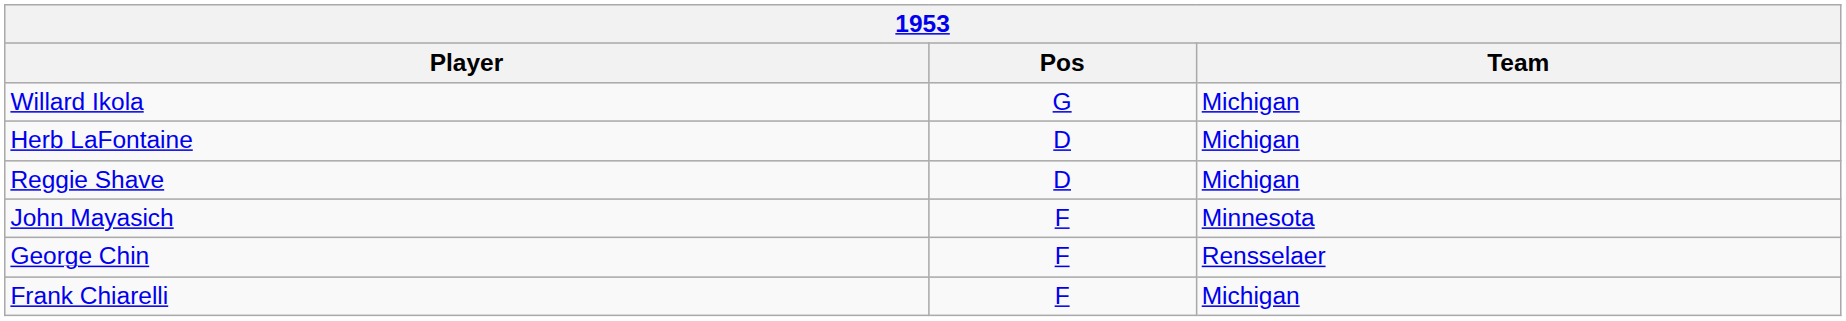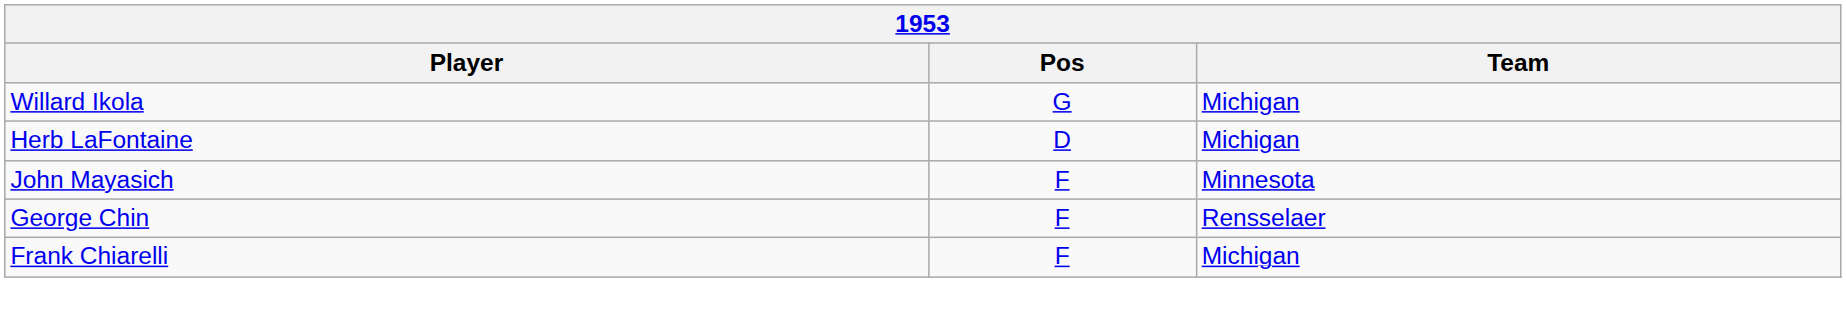- row: (87, 179)
